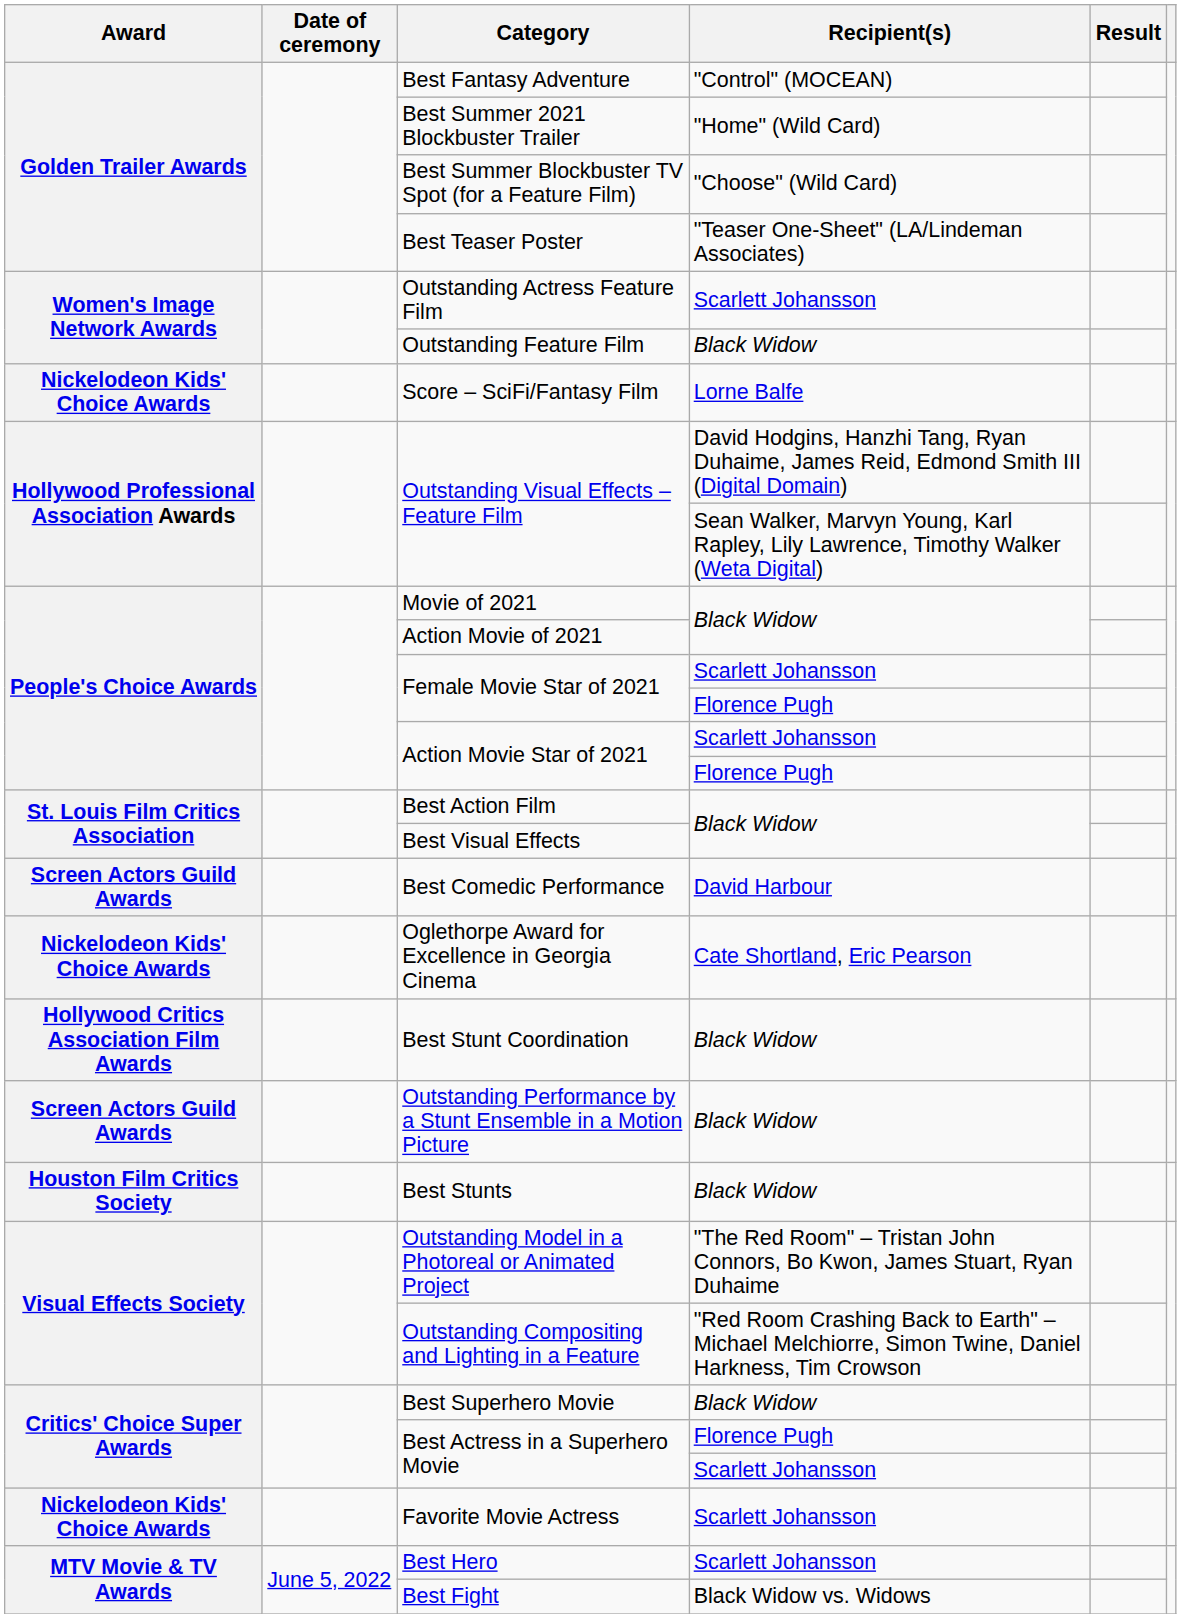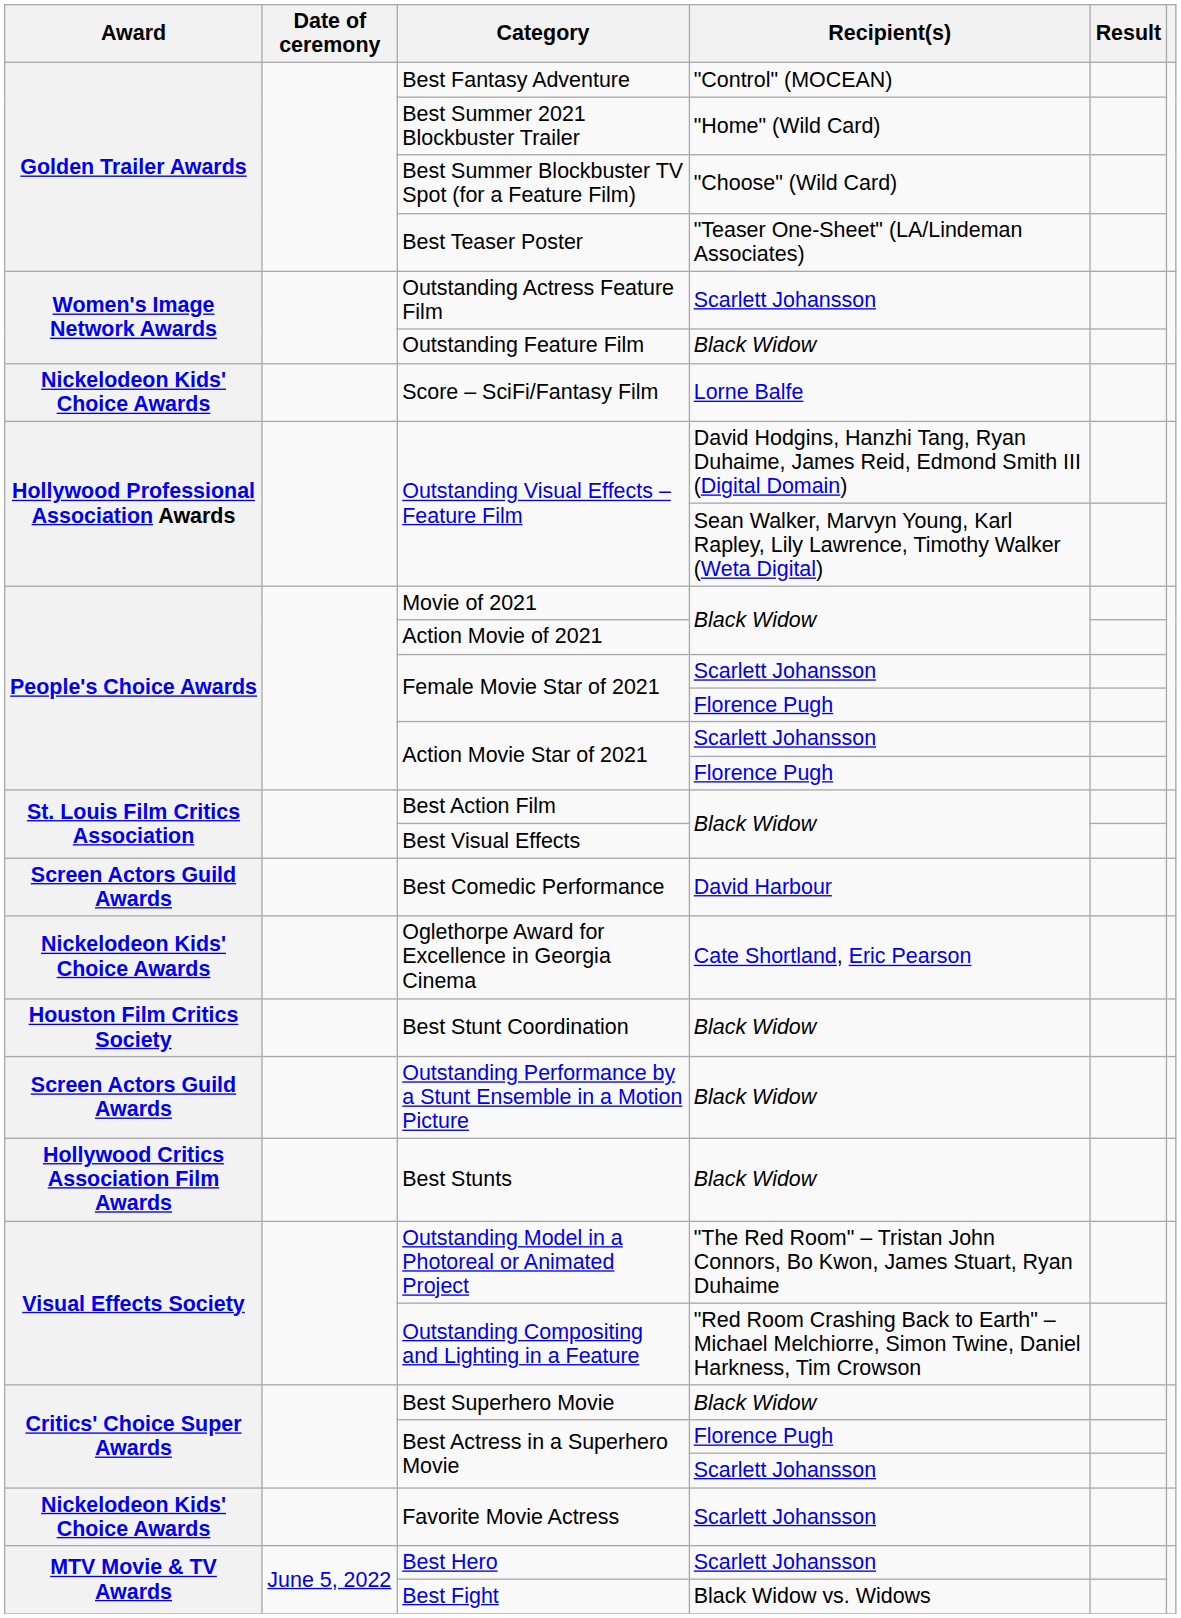(134, 1039) Hollywood Critics Association Film Awards -> (134, 1027) Houston Film Critics Society
(134, 1191) Houston Film Critics Society -> (134, 1179) Hollywood Critics Association Film Awards
